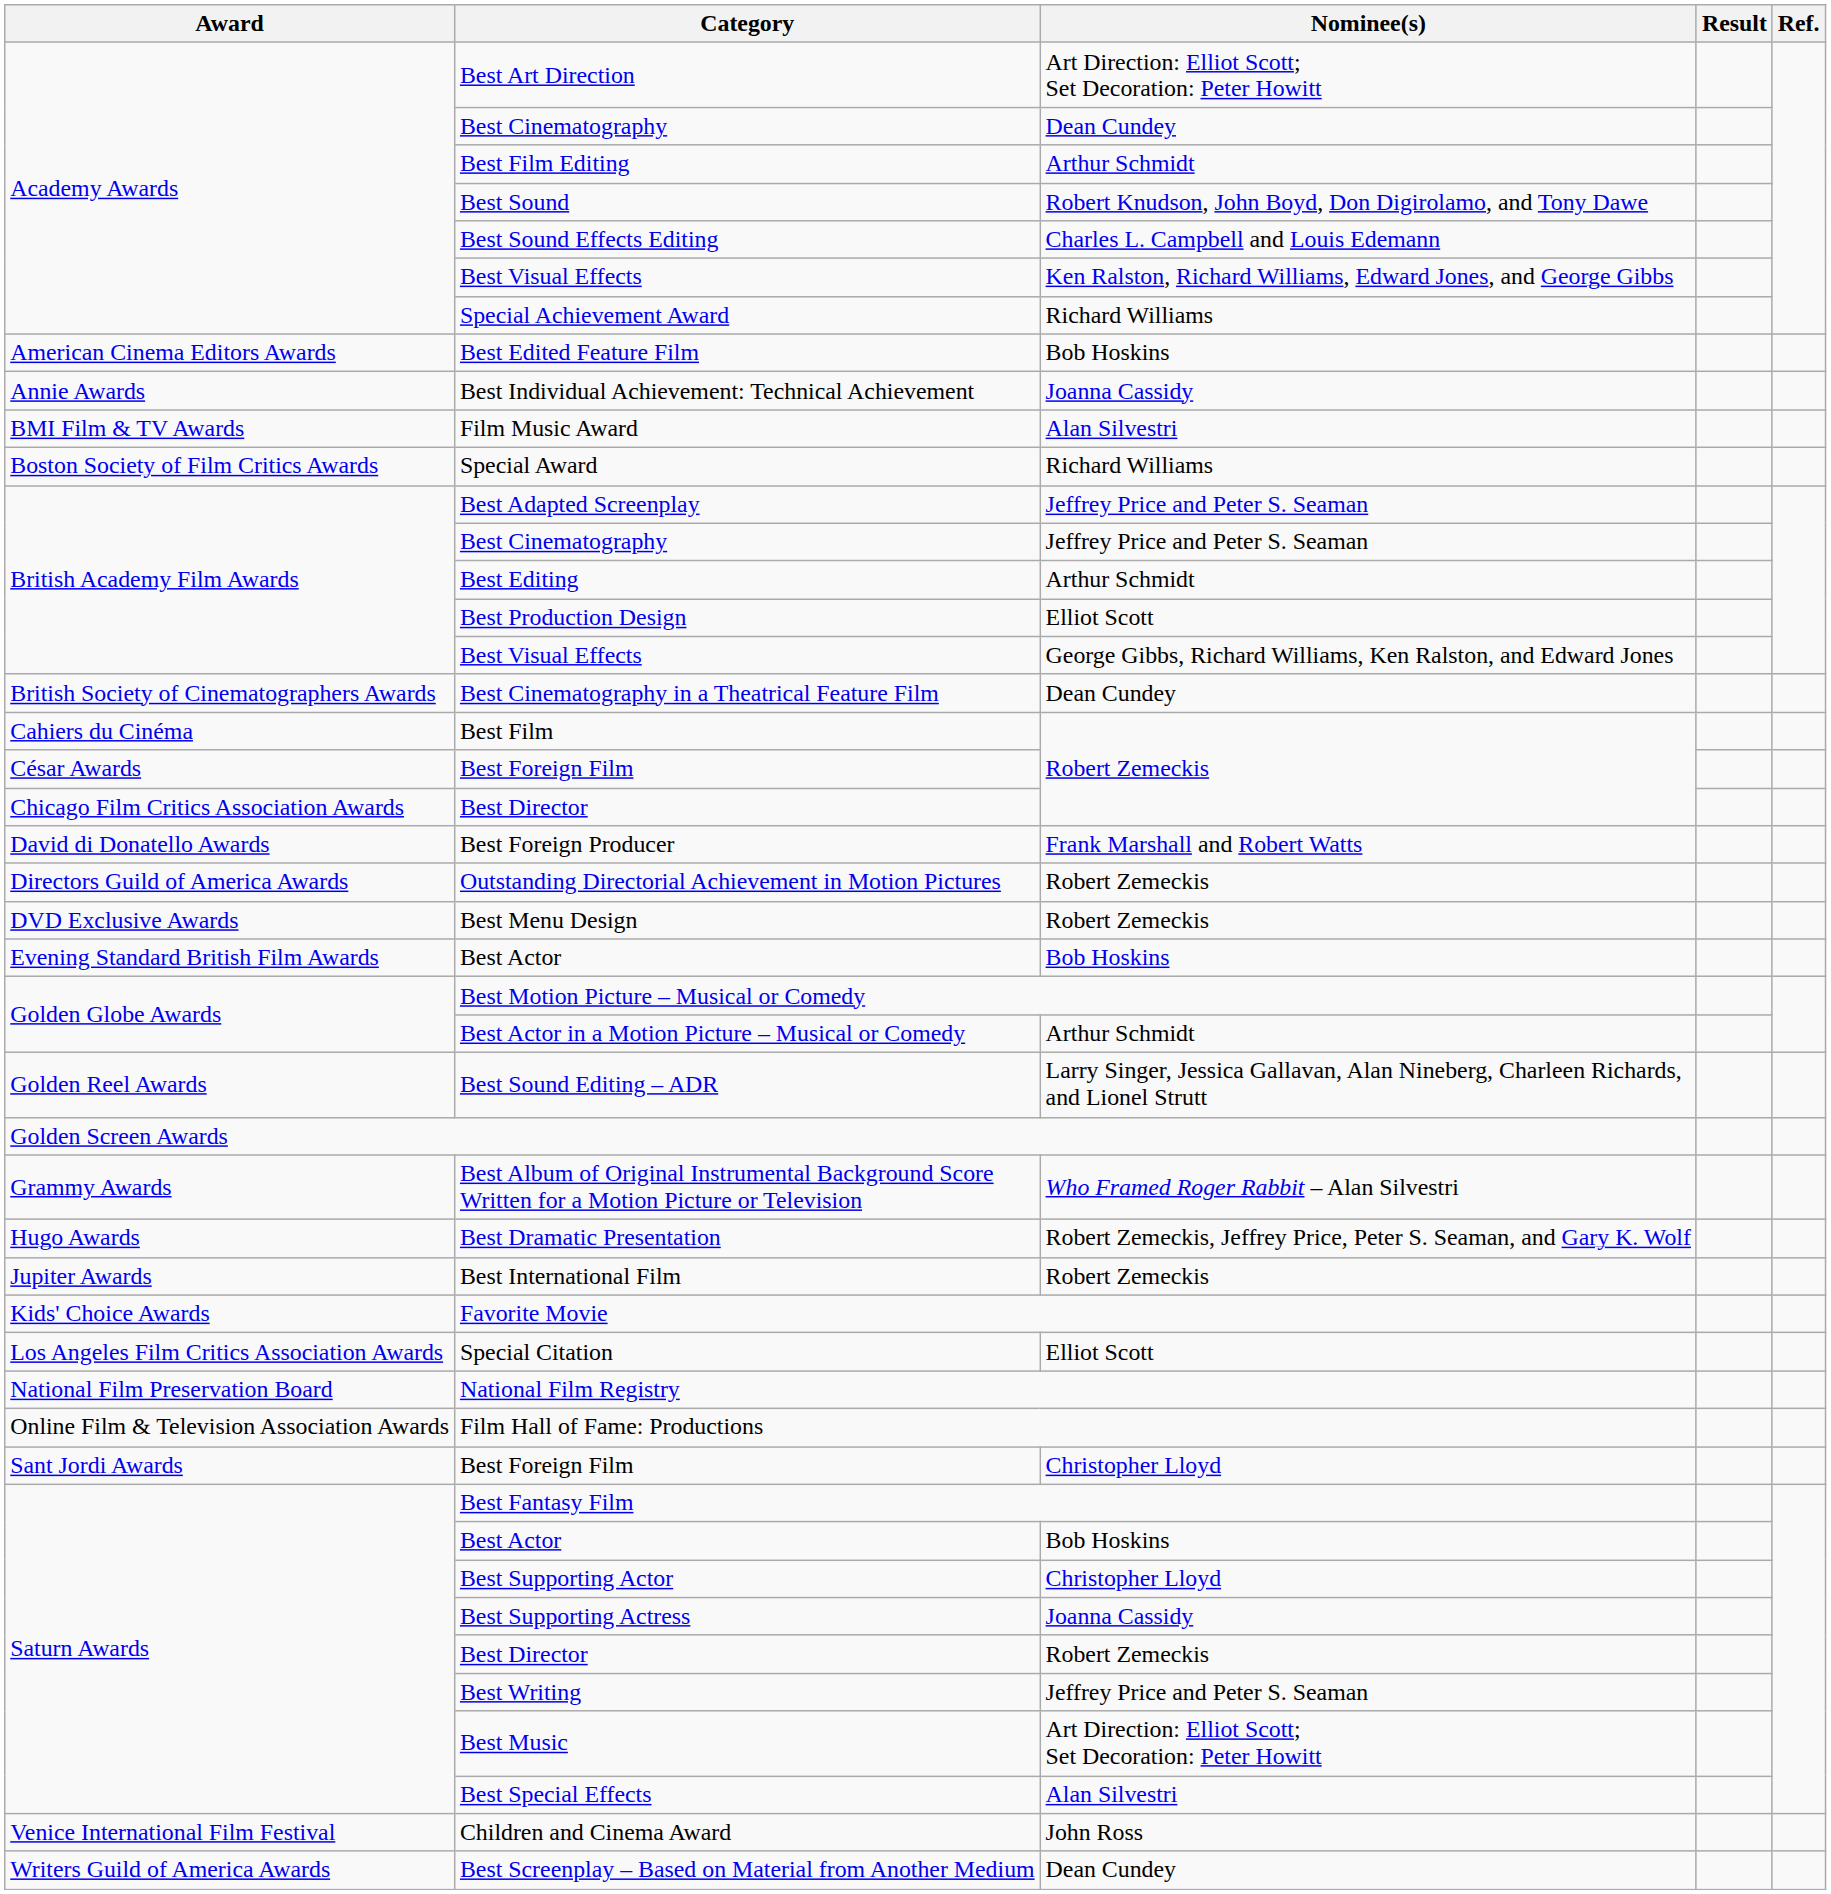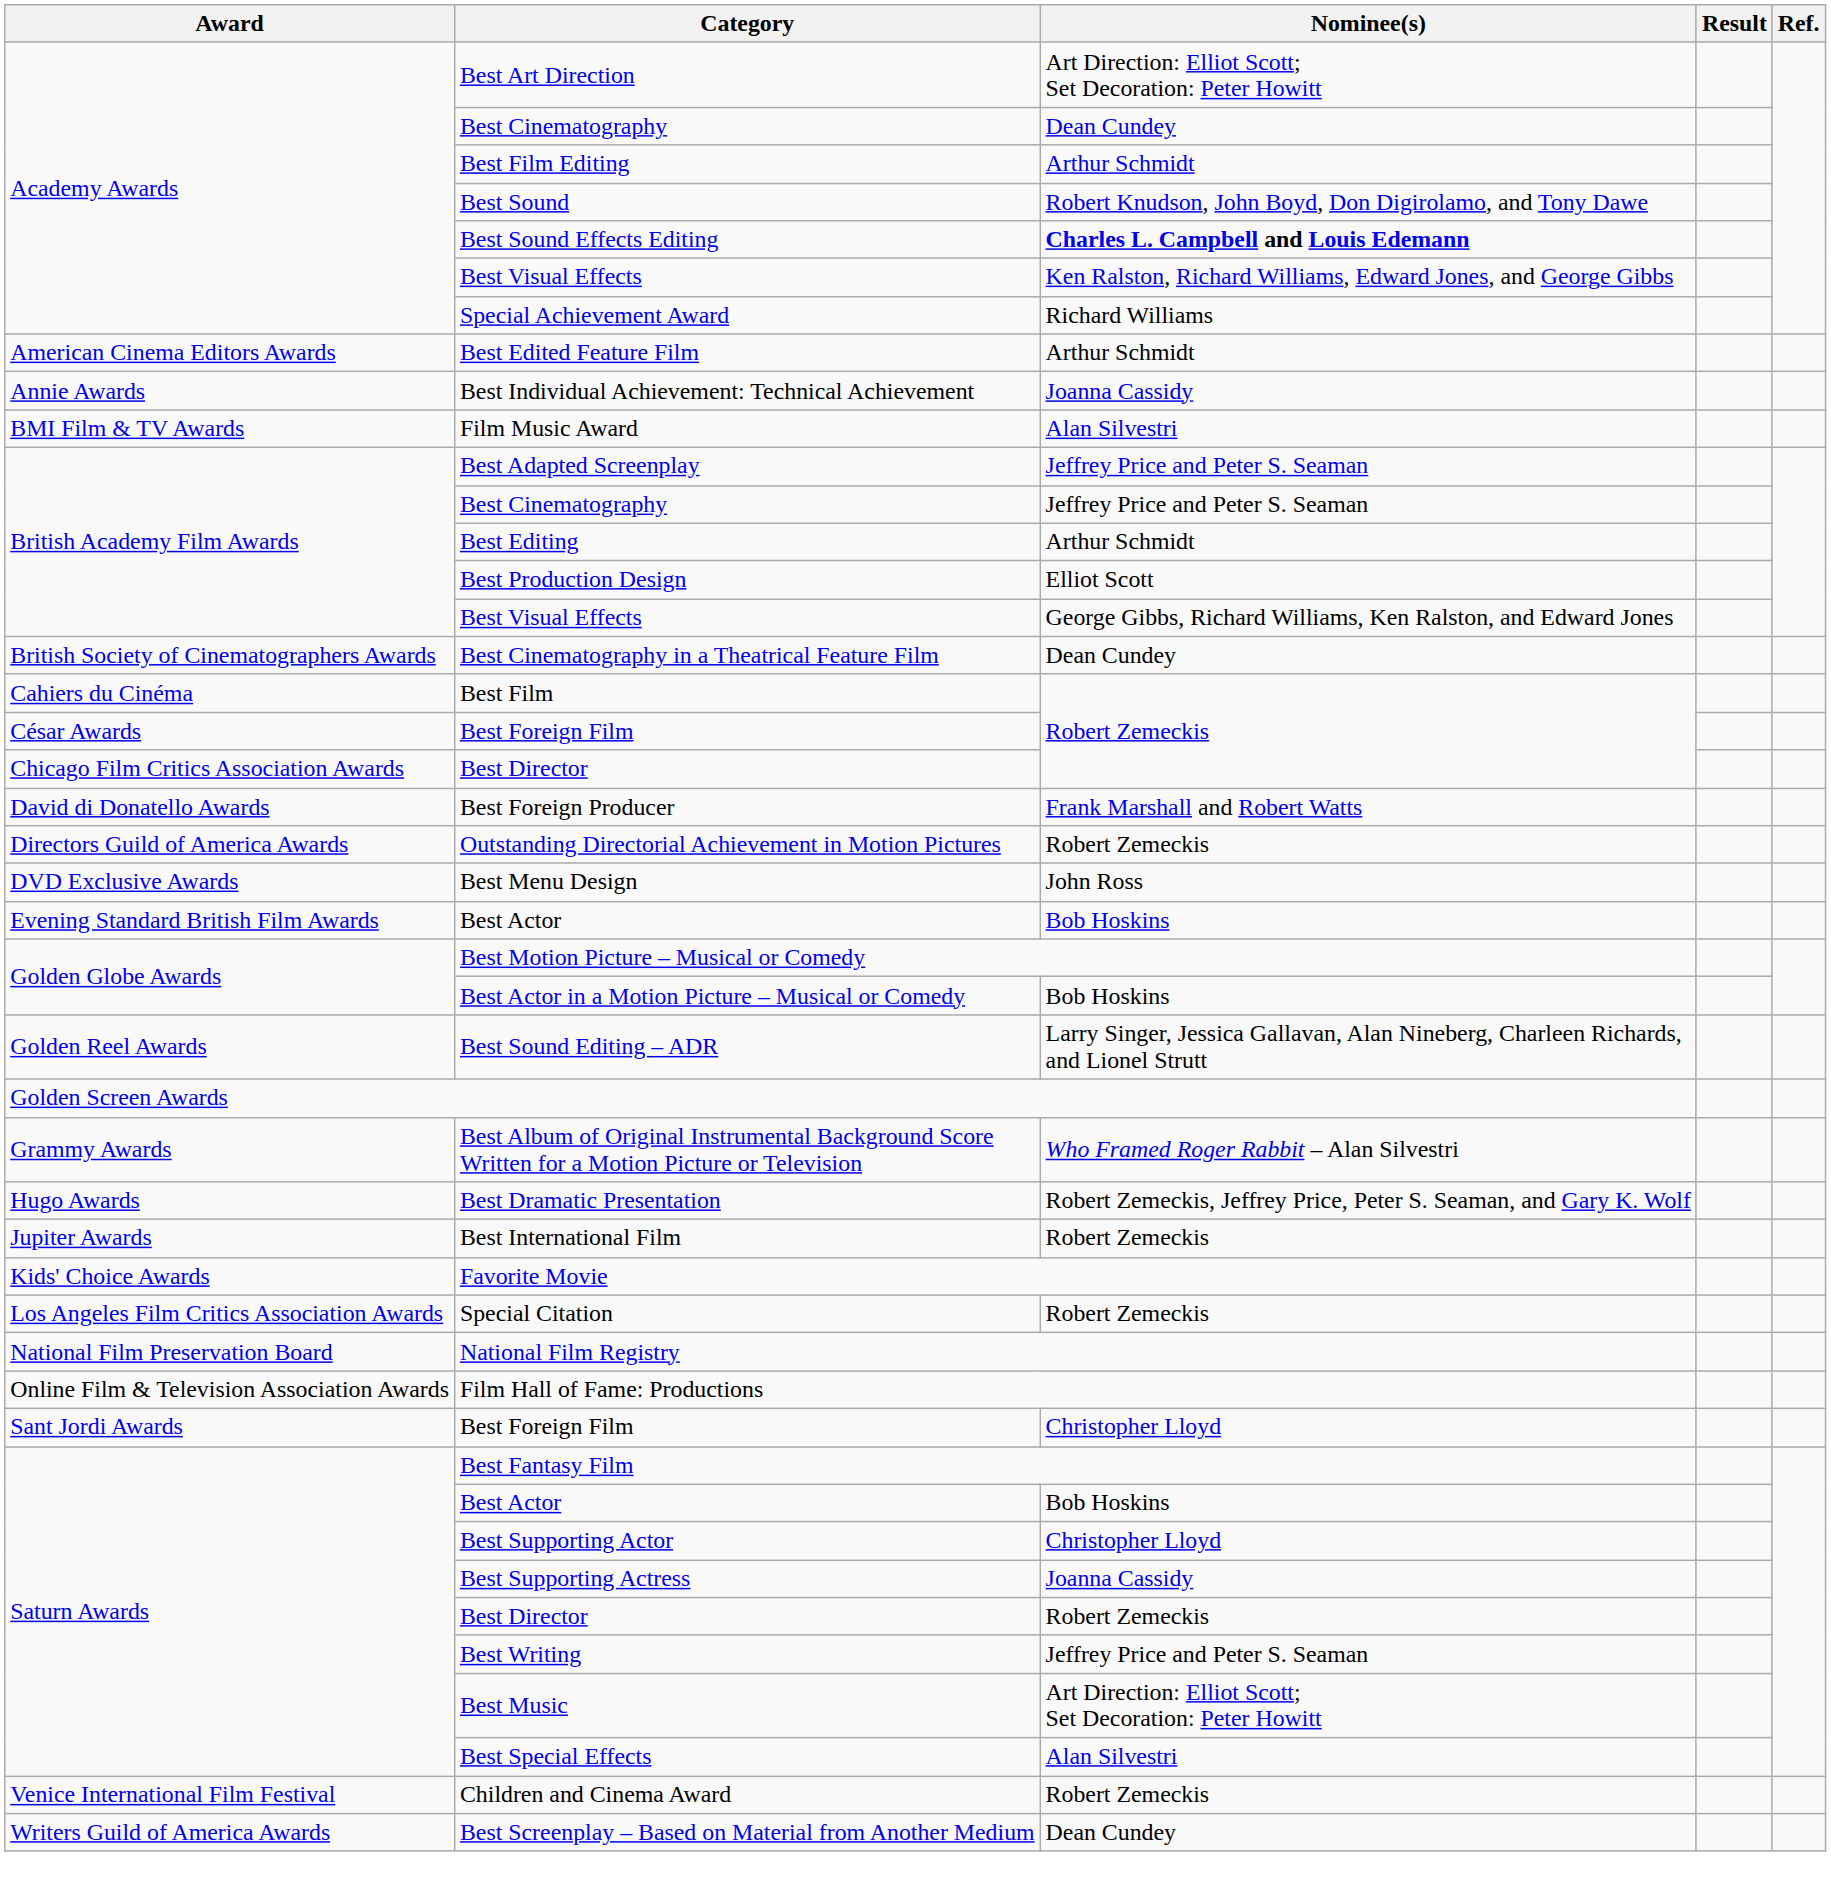(1243, 239) normal -> (1258, 239) bold
(1108, 352) Bob Hoskins -> (1120, 352) Arthur Schmidt
- row: (194, 466)
(1127, 919) Robert Zemeckis -> (1094, 882) John Ross
(1120, 1033) Arthur Schmidt -> (1108, 995) Bob Hoskins
(1100, 1351) Elliot Scott -> (1127, 1313) Robert Zemeckis
(1094, 1832) John Ross -> (1127, 1794) Robert Zemeckis
